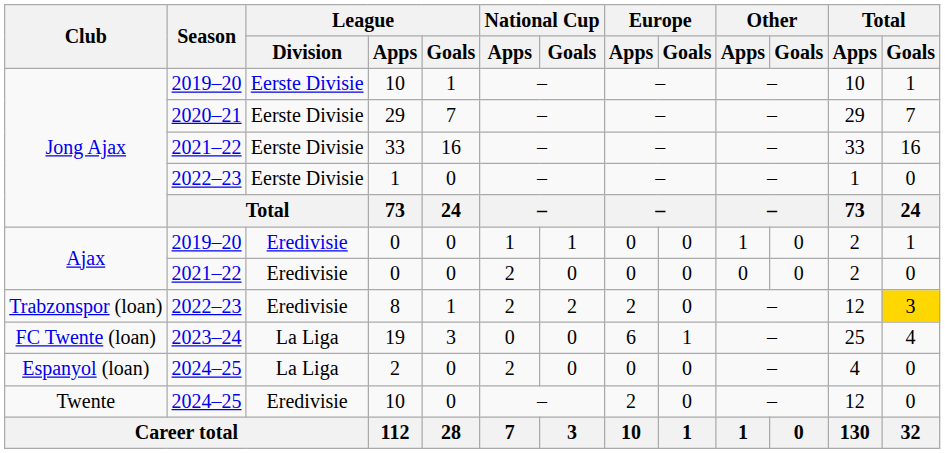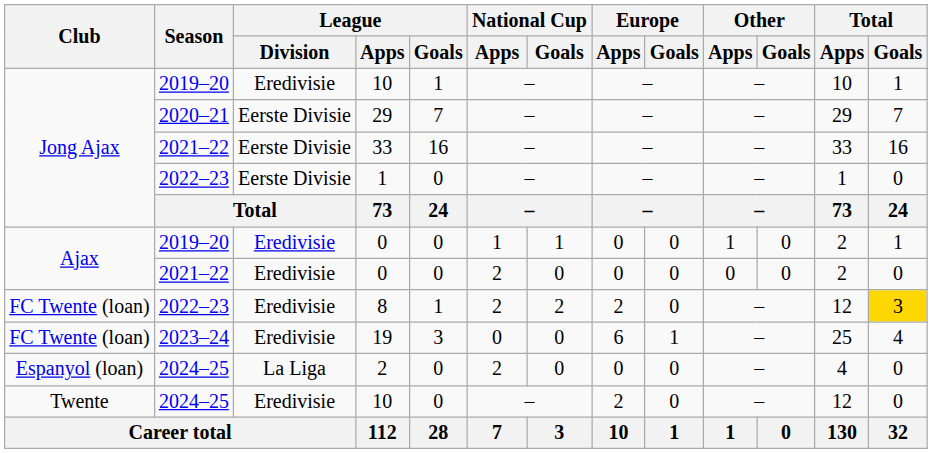(307, 83) Eerste Divisie -> (294, 83) Eredivisie
(86, 305) Trabzonspor (loan) -> (79, 305) FC Twente (loan)
(307, 337) La Liga -> (294, 337) Eredivisie
